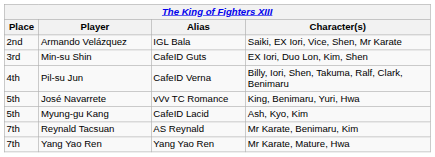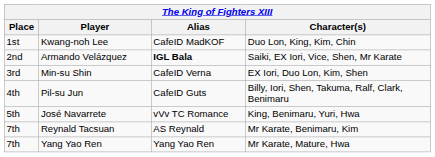+ row: (75, 42)
(172, 42) normal -> (173, 57) bold
(180, 57) CafeID Guts -> (182, 73) CafeID Verna
(182, 78) CafeID Verna -> (180, 93) CafeID Guts
- row: (75, 114)
